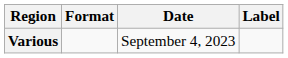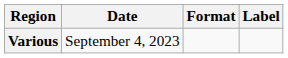columns swapped: (178, 16) <-> (90, 16)
